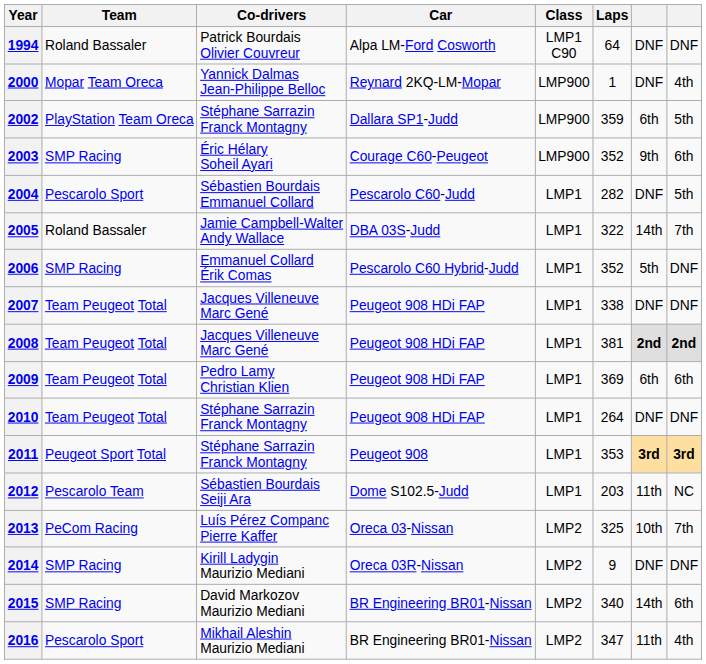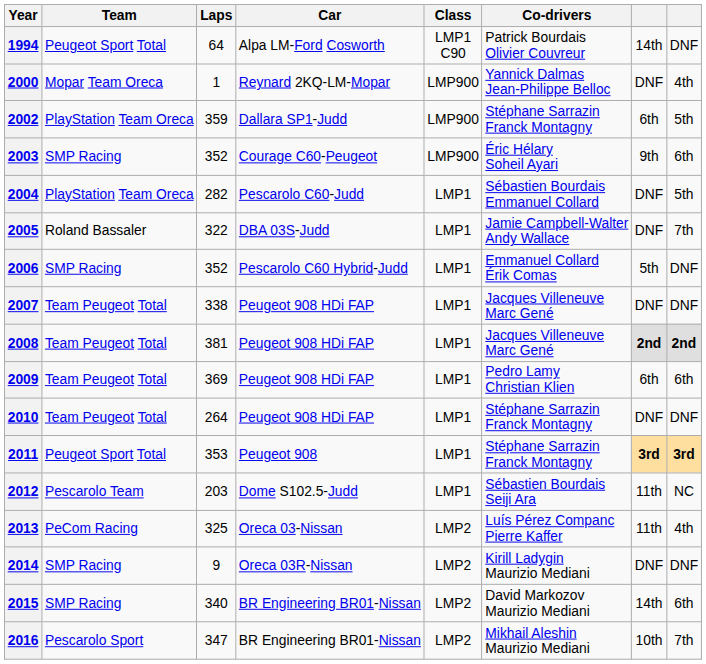columns swapped: (272, 16) <-> (612, 16)
(96, 45) Roland Bassaler -> (105, 45) Peugeot Sport Total
(649, 45) DNF -> (649, 45) 14th
(94, 194) Pescarolo Sport -> (119, 194) PlayStation Team Oreca
(649, 231) 14th -> (649, 231) DNF
(649, 529) 10th -> (649, 529) 11th
(684, 529) 7th -> (684, 529) 4th
(649, 641) 11th -> (649, 641) 10th
(684, 641) 4th -> (684, 641) 7th
